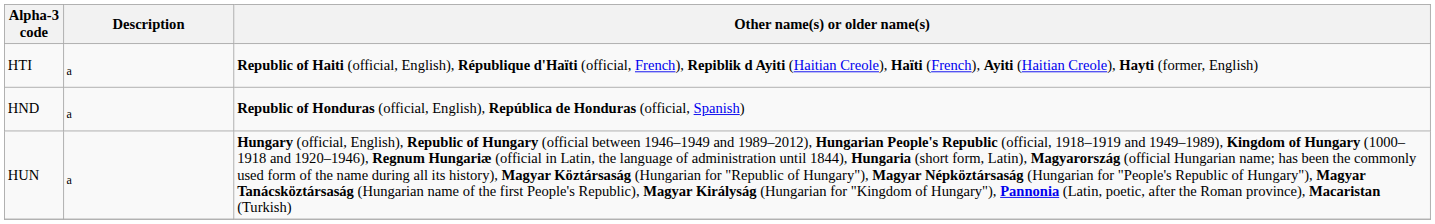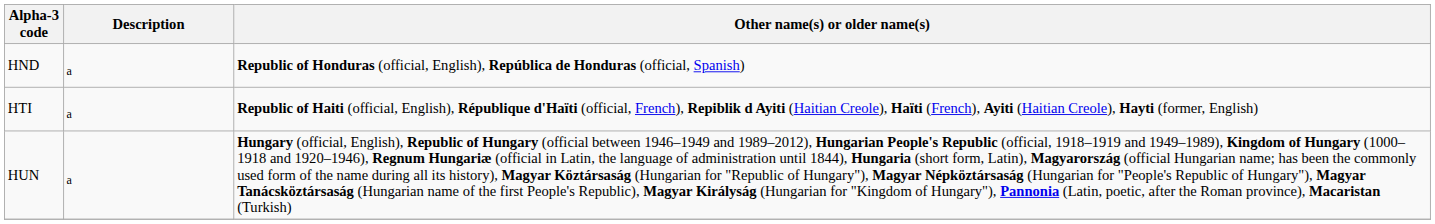rows swapped: (20, 65) <-> (24, 109)
